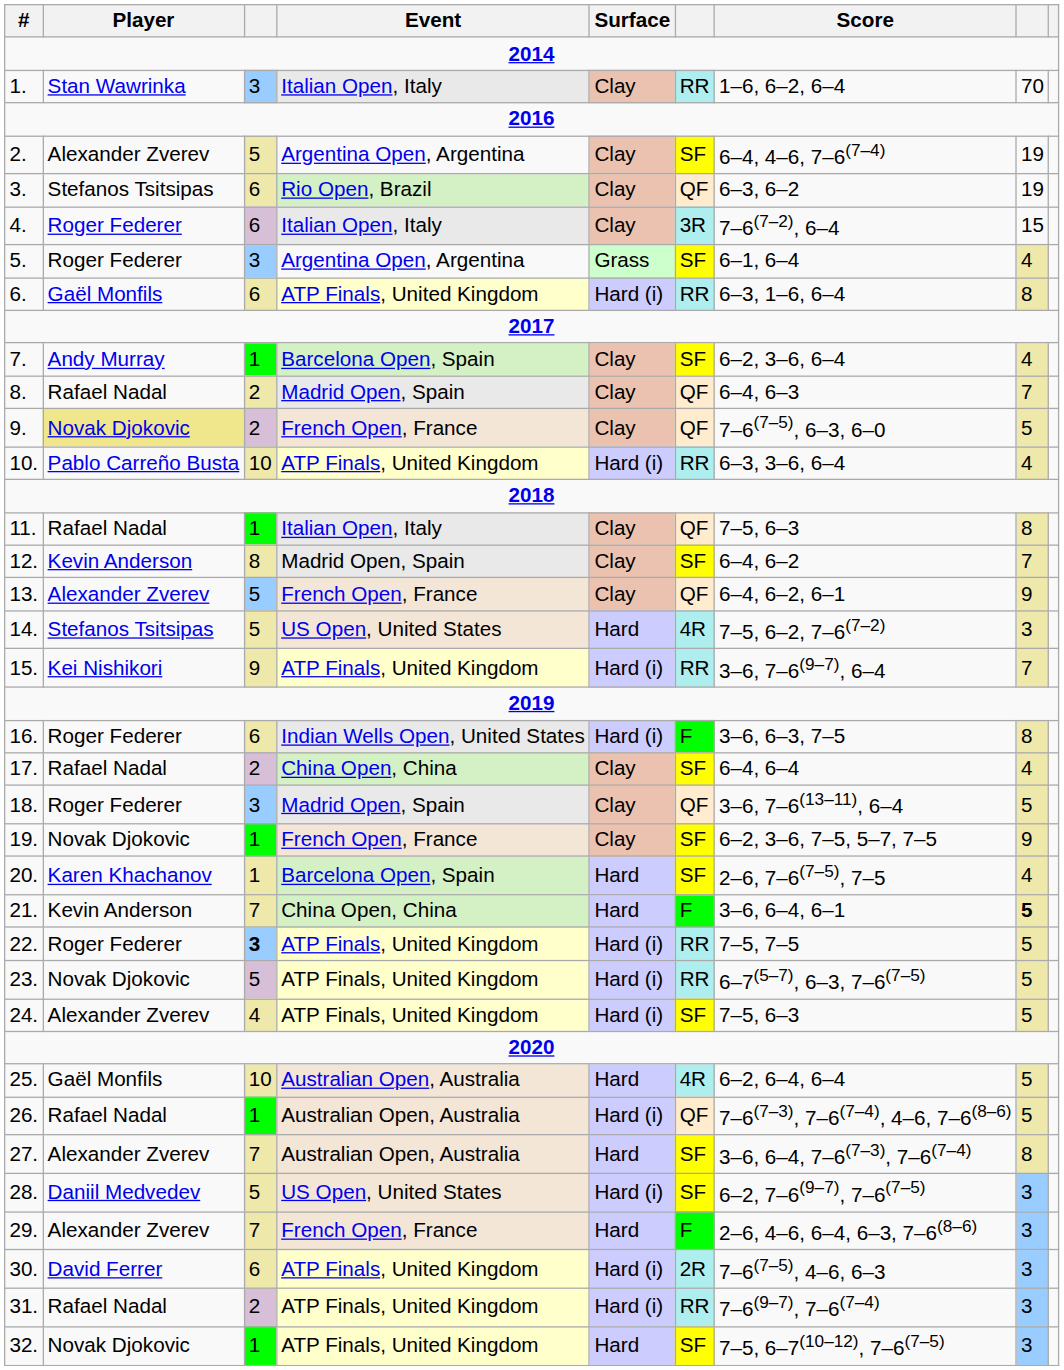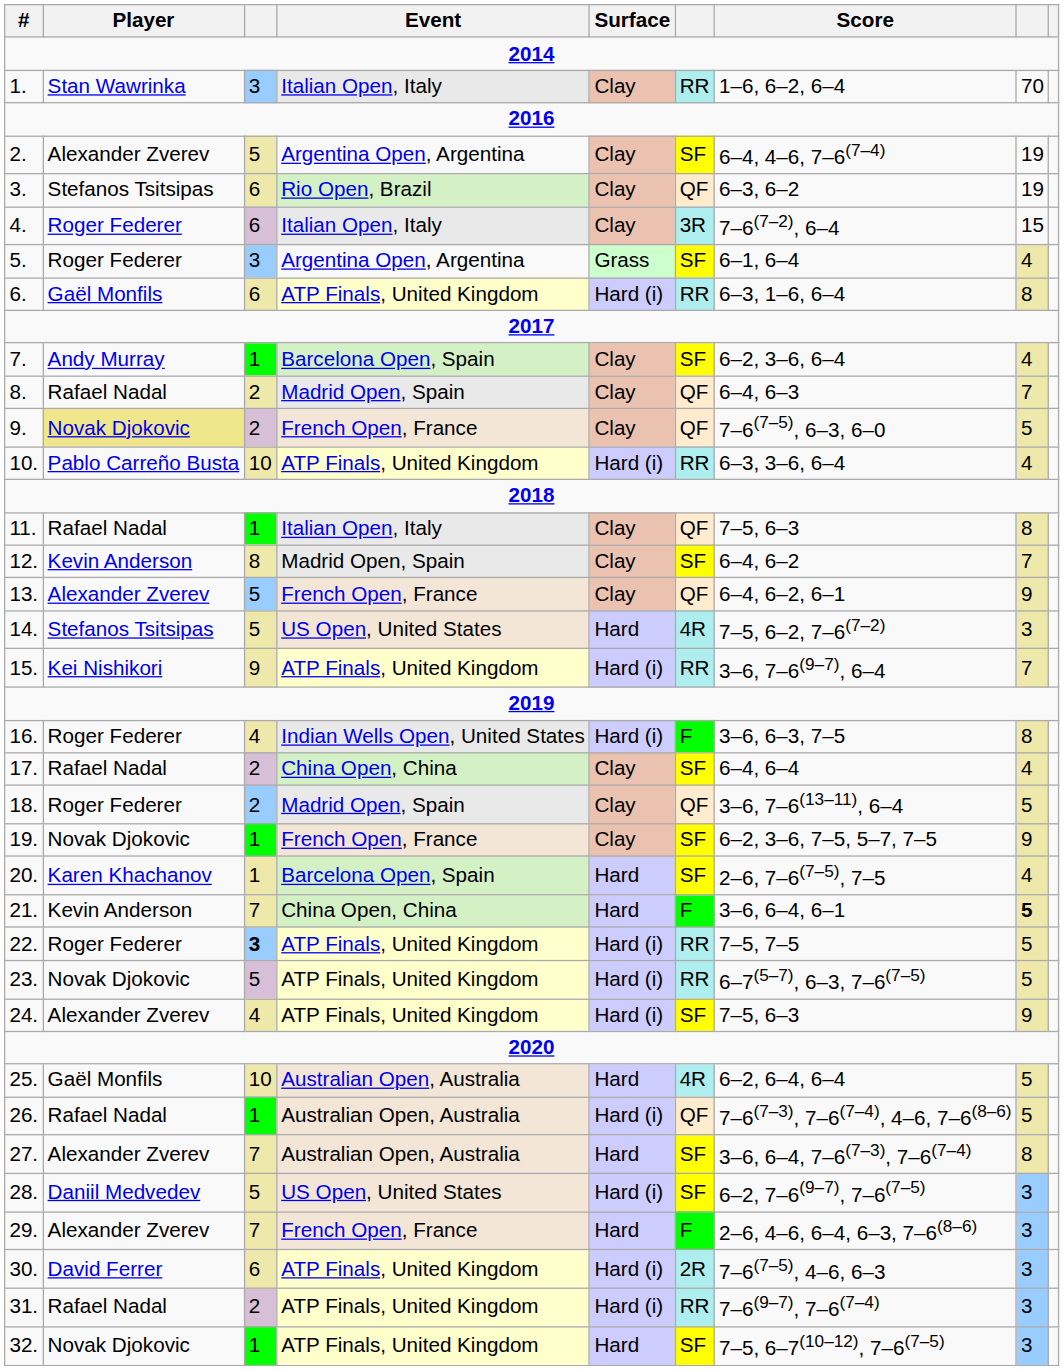(254, 736) 6 -> (254, 736) 4
(254, 804) 3 -> (254, 804) 2
(1027, 1014) 5 -> (1027, 1014) 9
